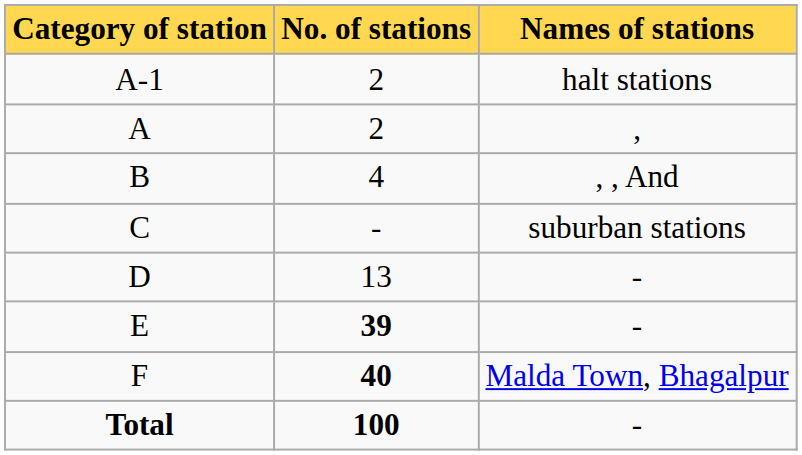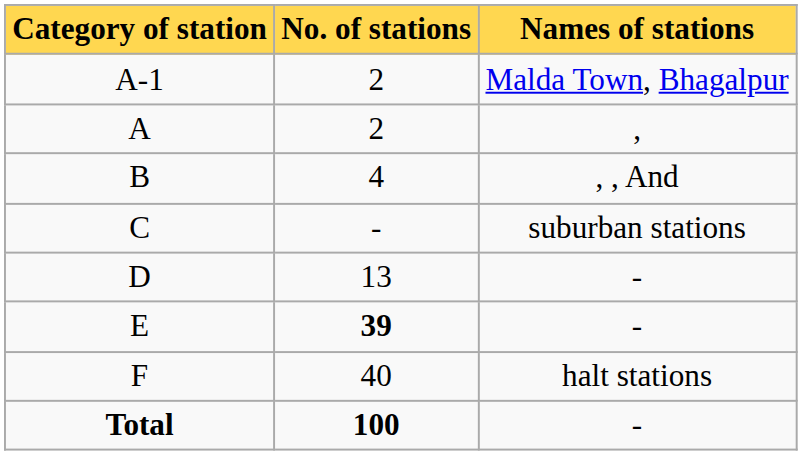(637, 78) halt stations -> (637, 78) Malda Town, Bhagalpur
(376, 375) bold -> (376, 375) normal
(637, 375) Malda Town, Bhagalpur -> (637, 375) halt stations
